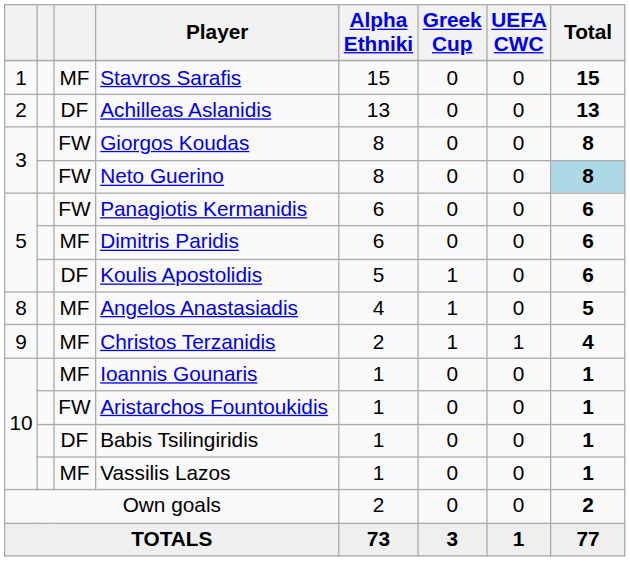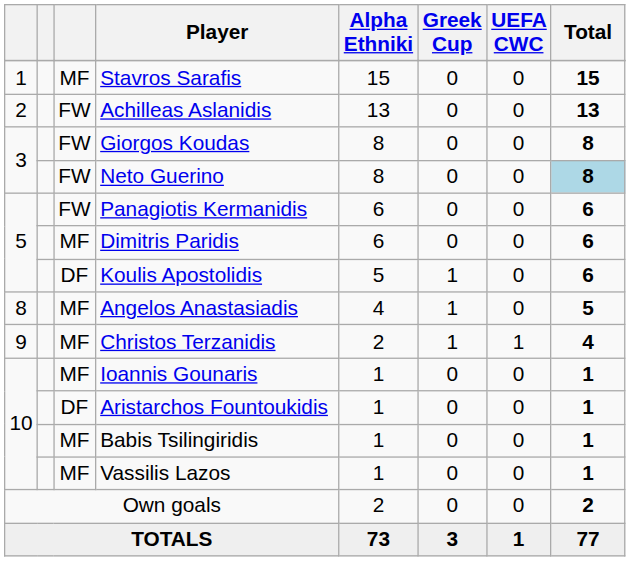(74, 110) DF -> (74, 110) FW
(74, 407) FW -> (74, 407) DF
(74, 440) DF -> (74, 440) MF
